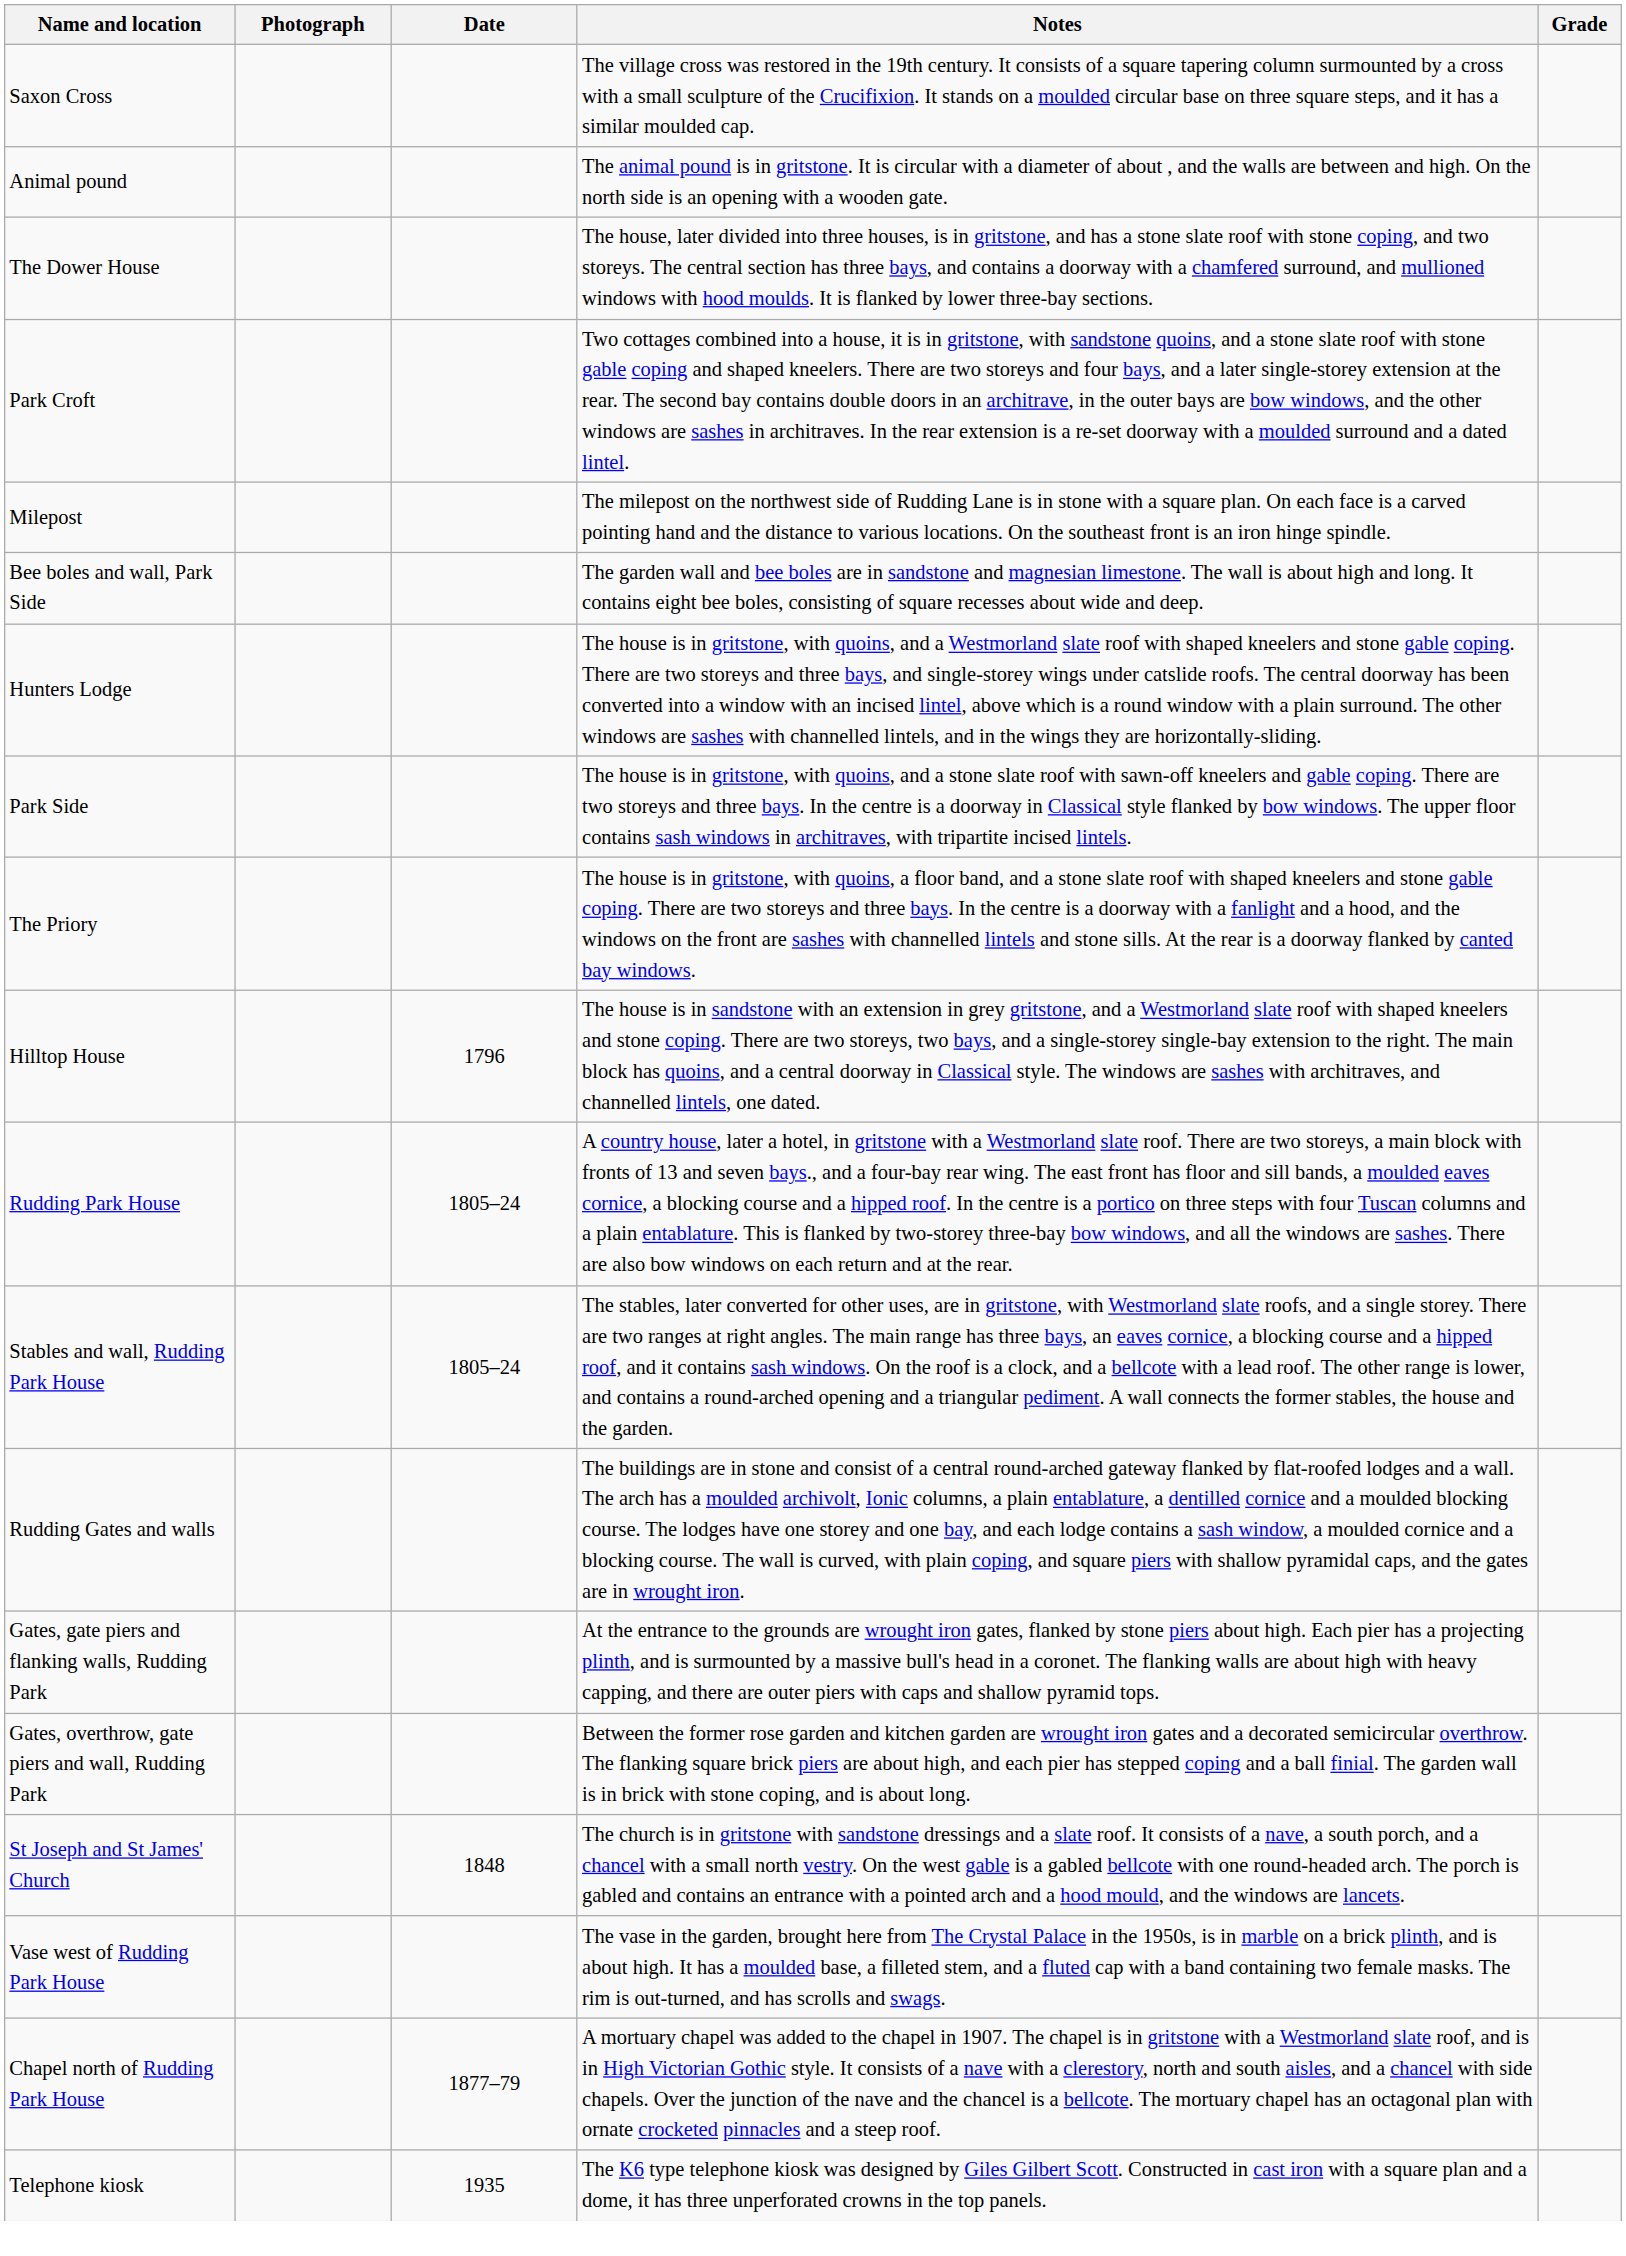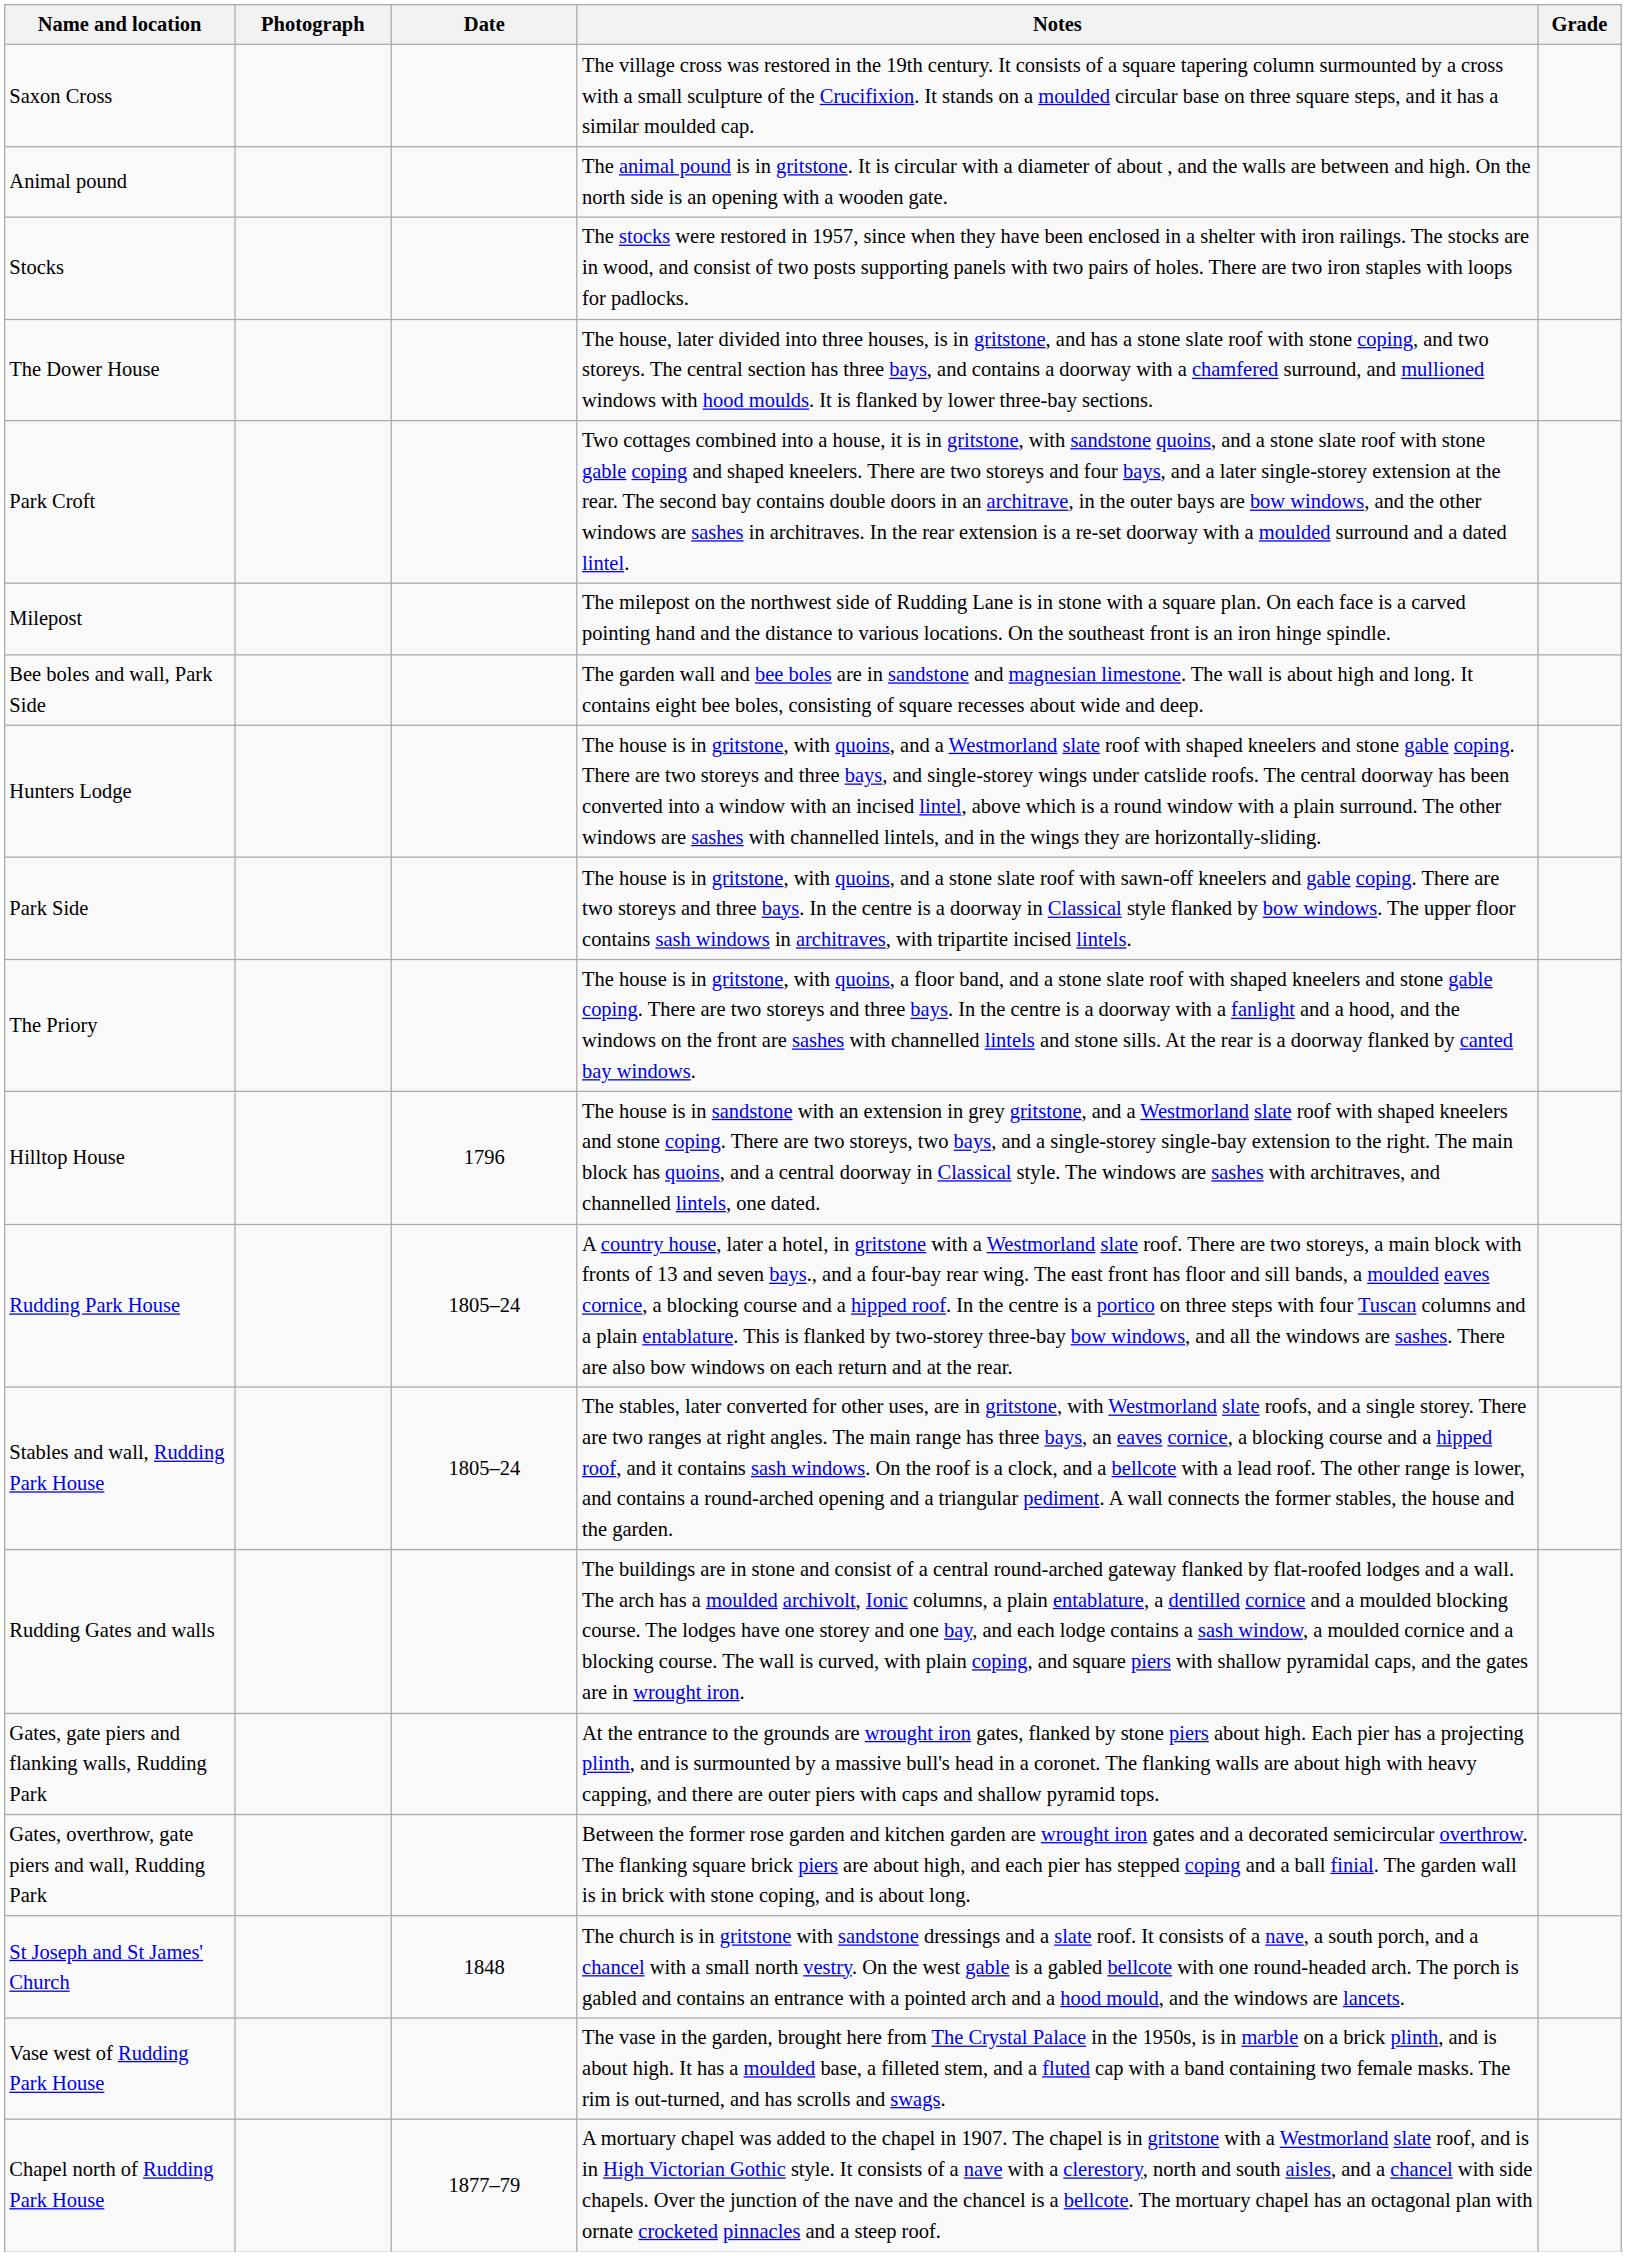+ row: (37, 267)
- row: (77, 2185)
